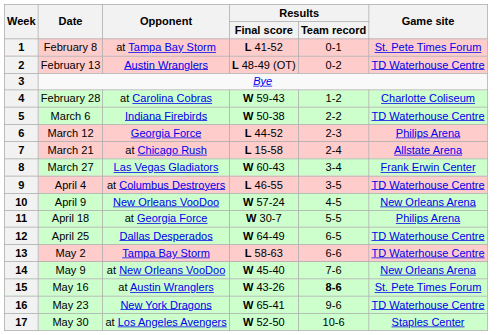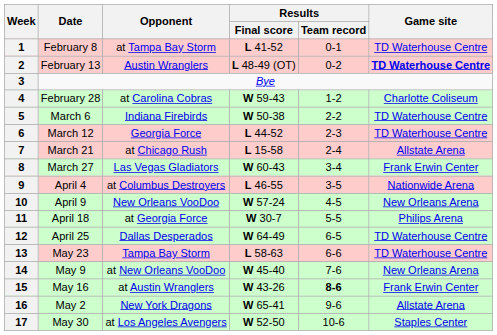(428, 47) St. Pete Times Forum -> (431, 47) TD Waterhouse Centre
(428, 64) normal -> (431, 64) bold
(428, 133) Philips Arena -> (431, 133) TD Waterhouse Centre
(428, 184) TD Waterhouse Centre -> (431, 184) Nationwide Arena
(71, 253) May 2 -> (71, 253) May 23
(428, 287) St. Pete Times Forum -> (431, 287) Frank Erwin Center
(71, 304) May 23 -> (71, 304) May 2
(428, 304) TD Waterhouse Centre -> (431, 304) Allstate Arena
